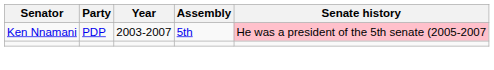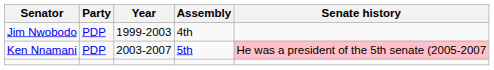+ row: (42, 31)
